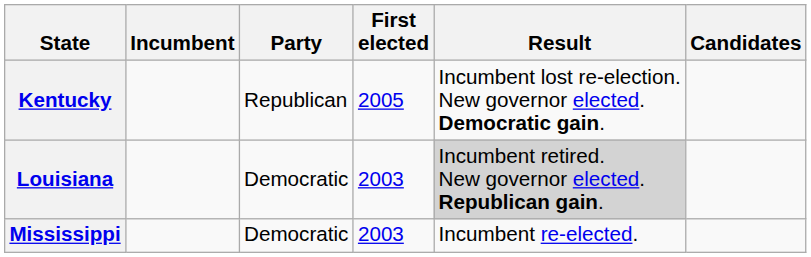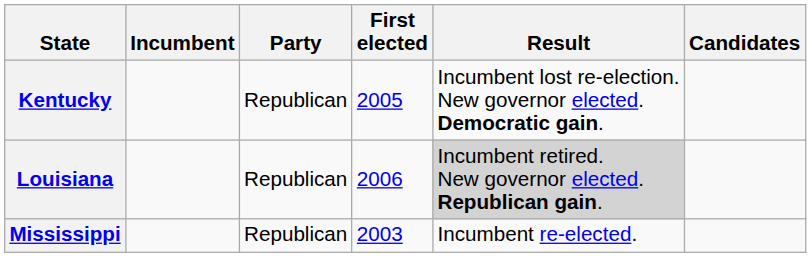(296, 179) Democratic -> (296, 179) Republican
(381, 179) 2003 -> (380, 179) 2006
(296, 235) Democratic -> (296, 235) Republican
